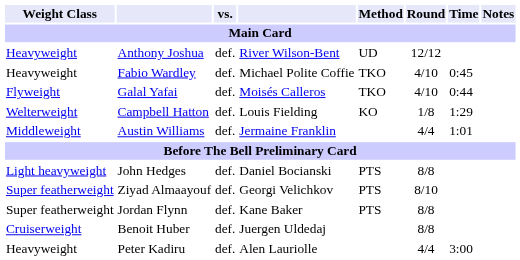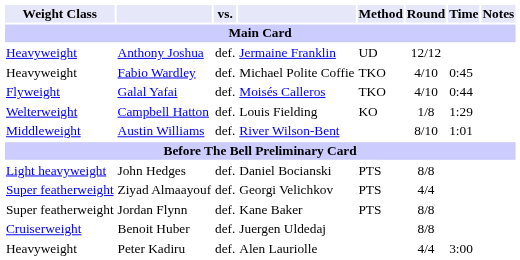(289, 52) River Wilson-Bent -> (288, 52) Jermaine Franklin
(288, 131) Jermaine Franklin -> (289, 131) River Wilson-Bent
(426, 131) 4/4 -> (426, 131) 8/10
(426, 190) 8/10 -> (426, 190) 4/4
